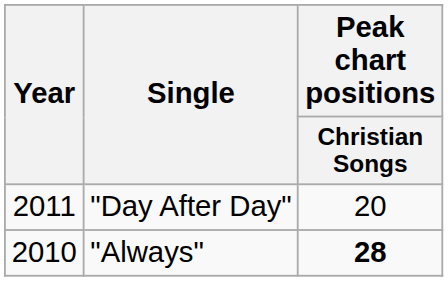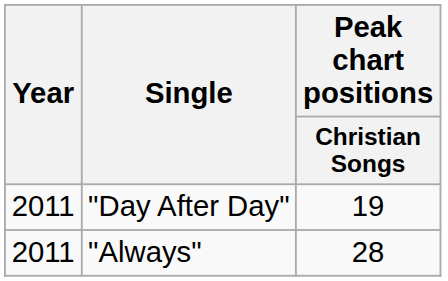(370, 206) 20 -> (368, 206) 19
(44, 252) 2010 -> (43, 252) 2011
(370, 252) bold -> (368, 252) normal
